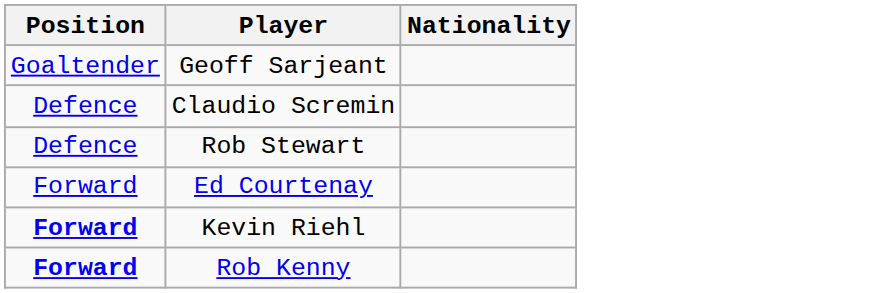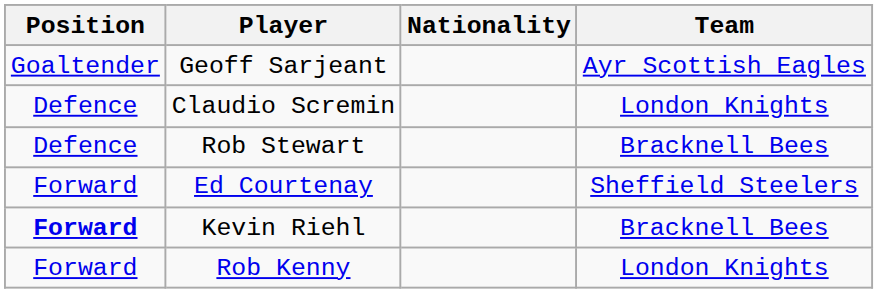+ column: (724, 25)
(85, 268) bold -> (85, 268) normal
